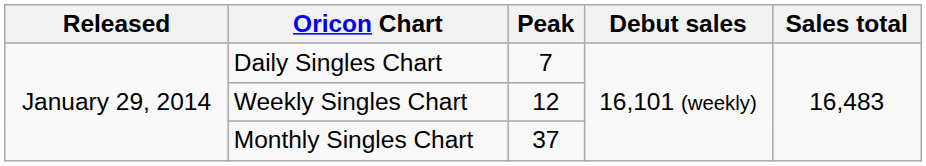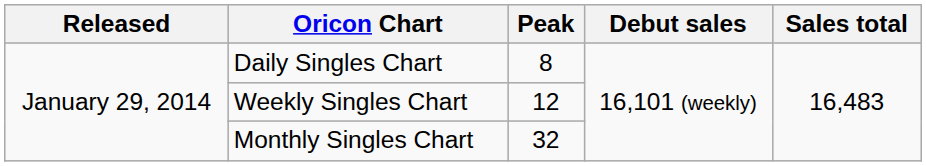(546, 62) 7 -> (546, 62) 8
(546, 140) 37 -> (546, 140) 32
